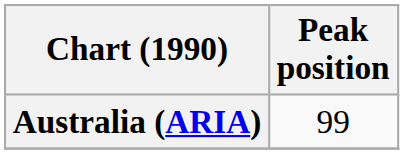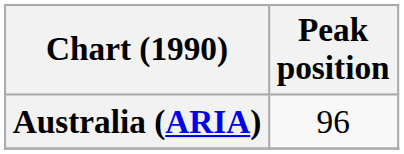(333, 121) 99 -> (333, 121) 96
